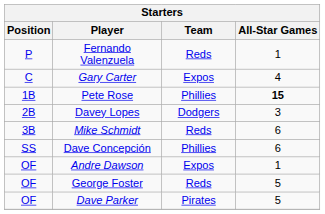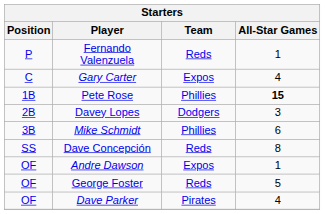(199, 130) Reds -> (199, 130) Phillies
(199, 148) Phillies -> (199, 148) Reds
(278, 148) 6 -> (278, 148) 8
(278, 200) 5 -> (278, 200) 4
